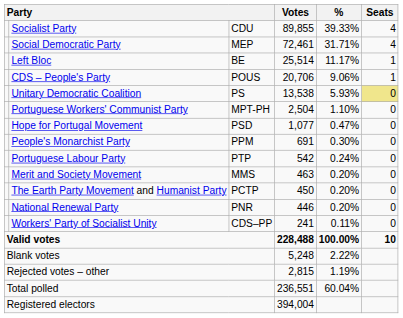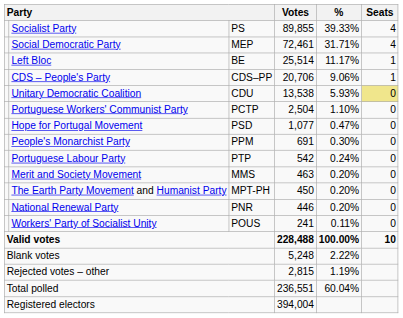(242, 28) CDU -> (238, 28) PS
(246, 77) POUS -> (252, 77) CDS–PP
(238, 93) PS -> (242, 93) CDU
(251, 110) MPT-PH -> (245, 110) PCTP
(245, 191) PCTP -> (251, 191) MPT-PH
(252, 223) CDS–PP -> (246, 223) POUS
